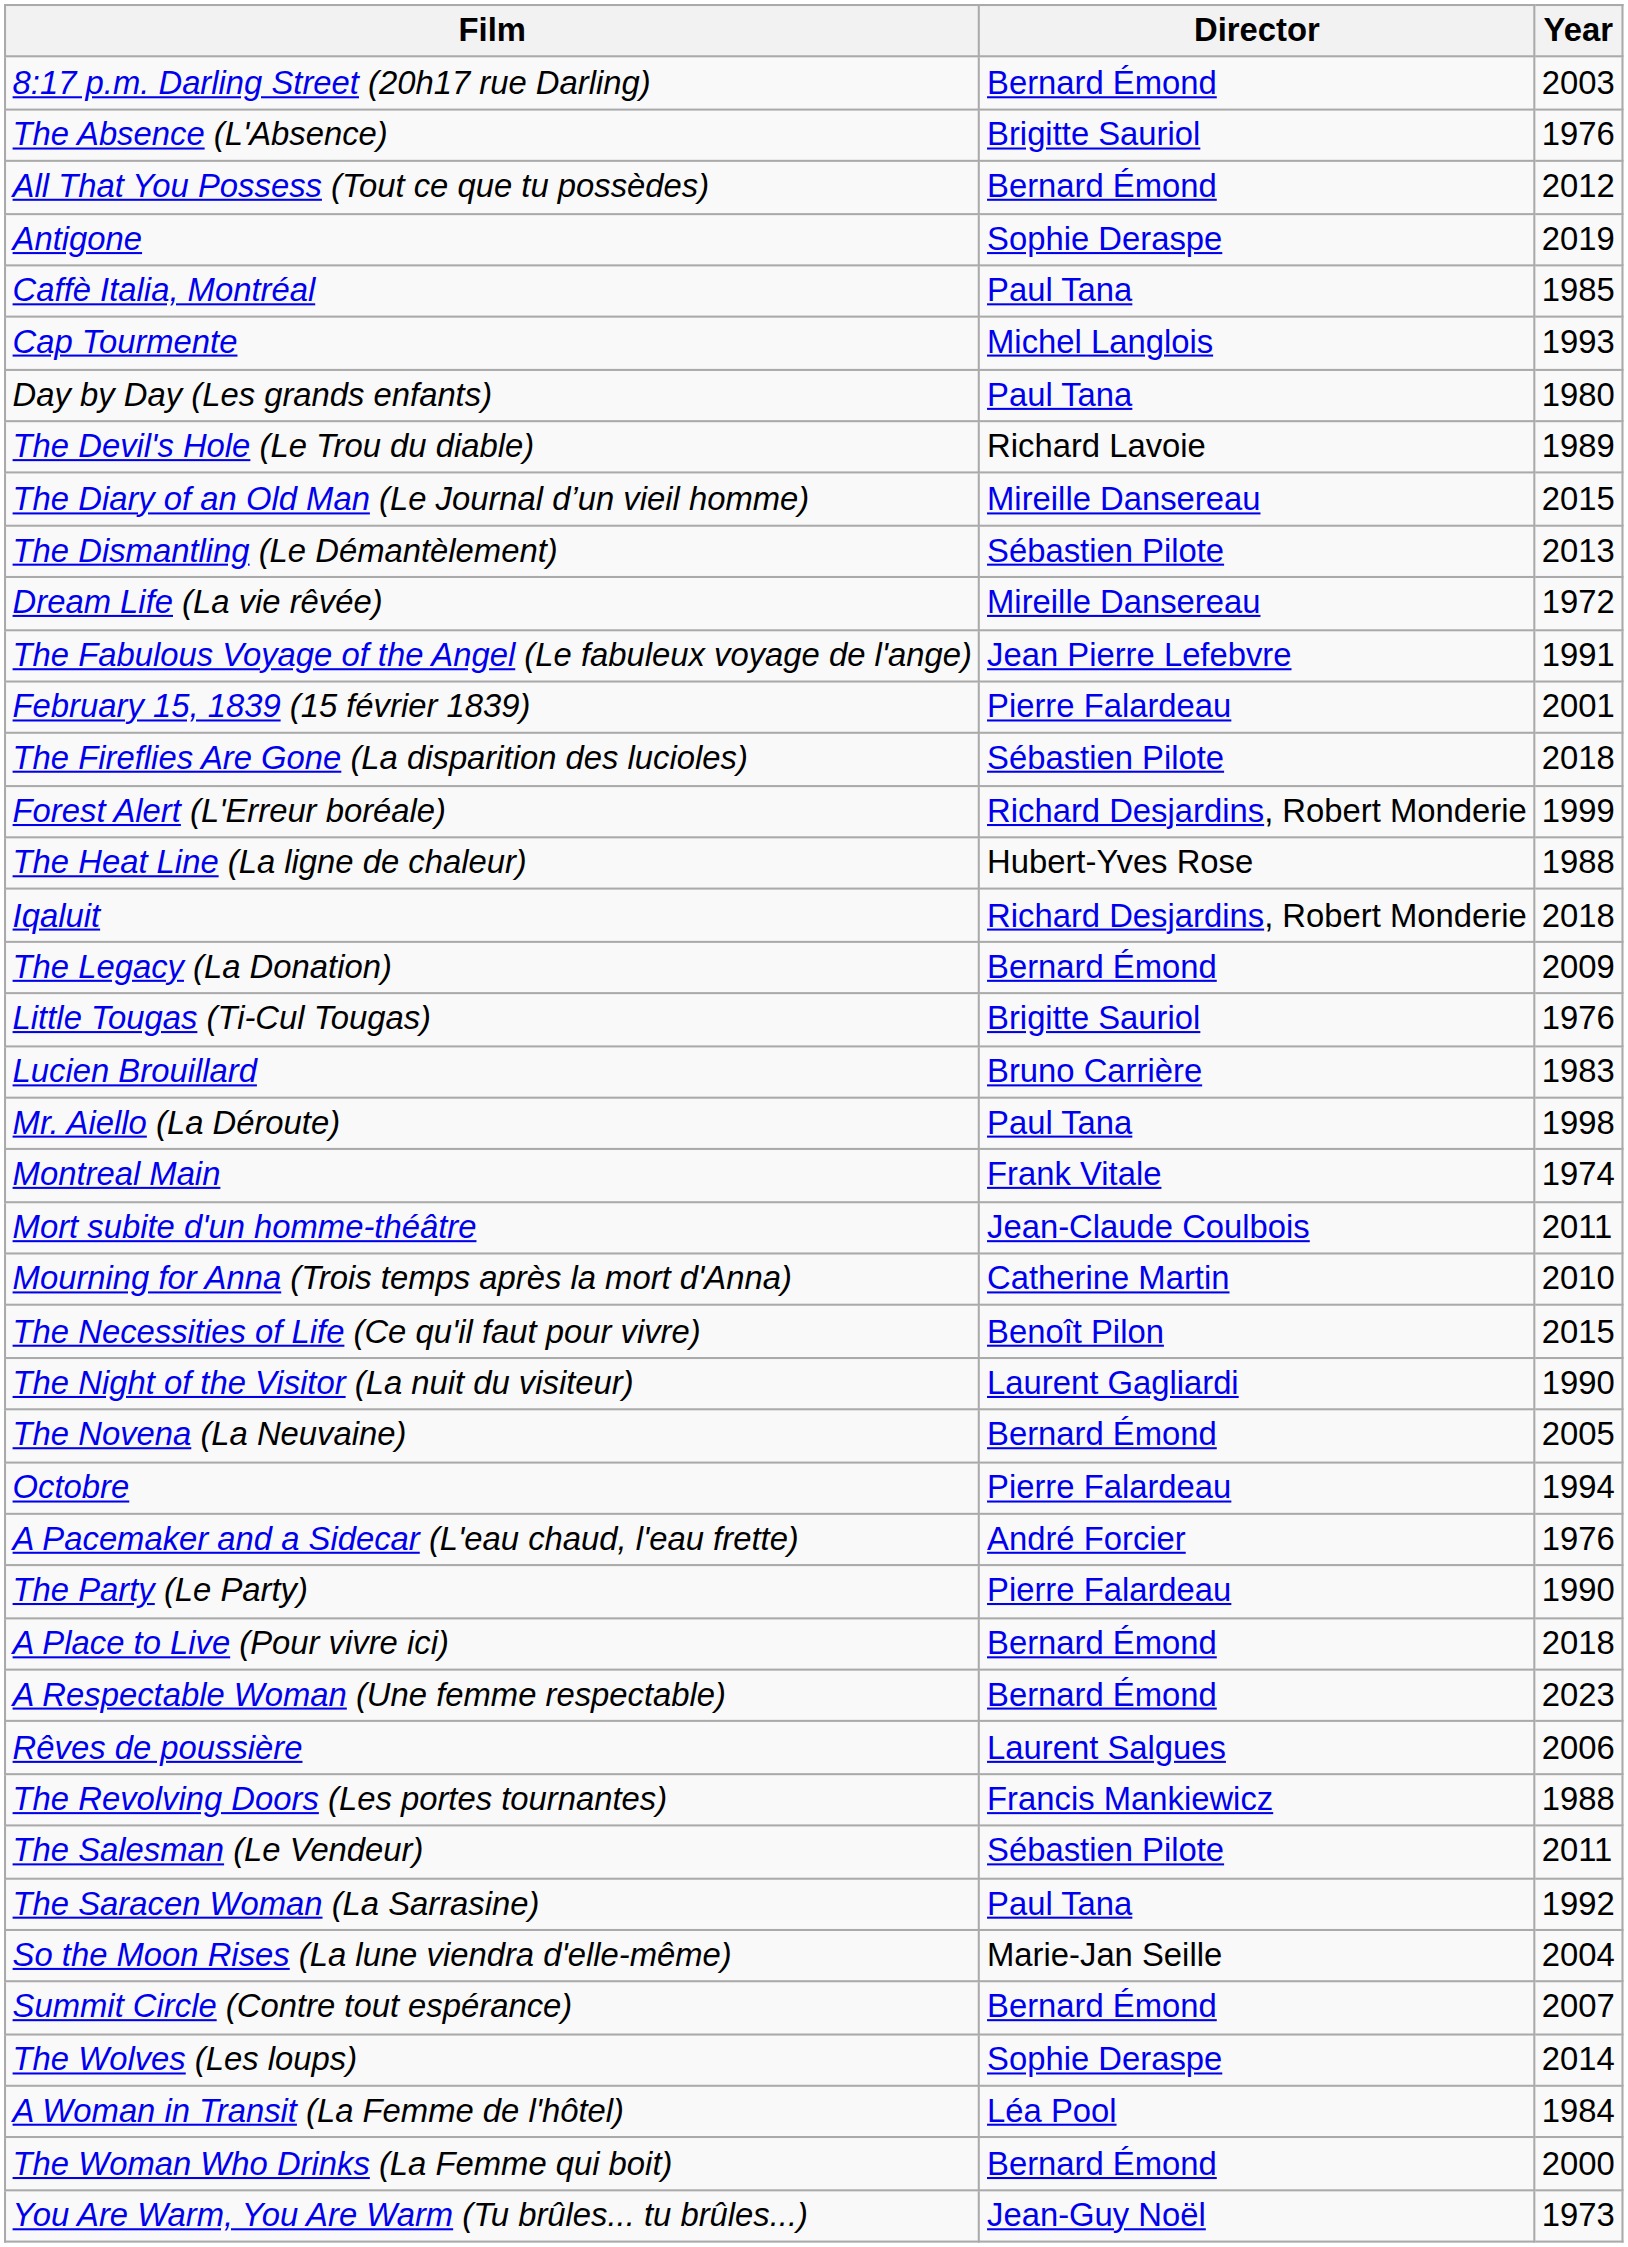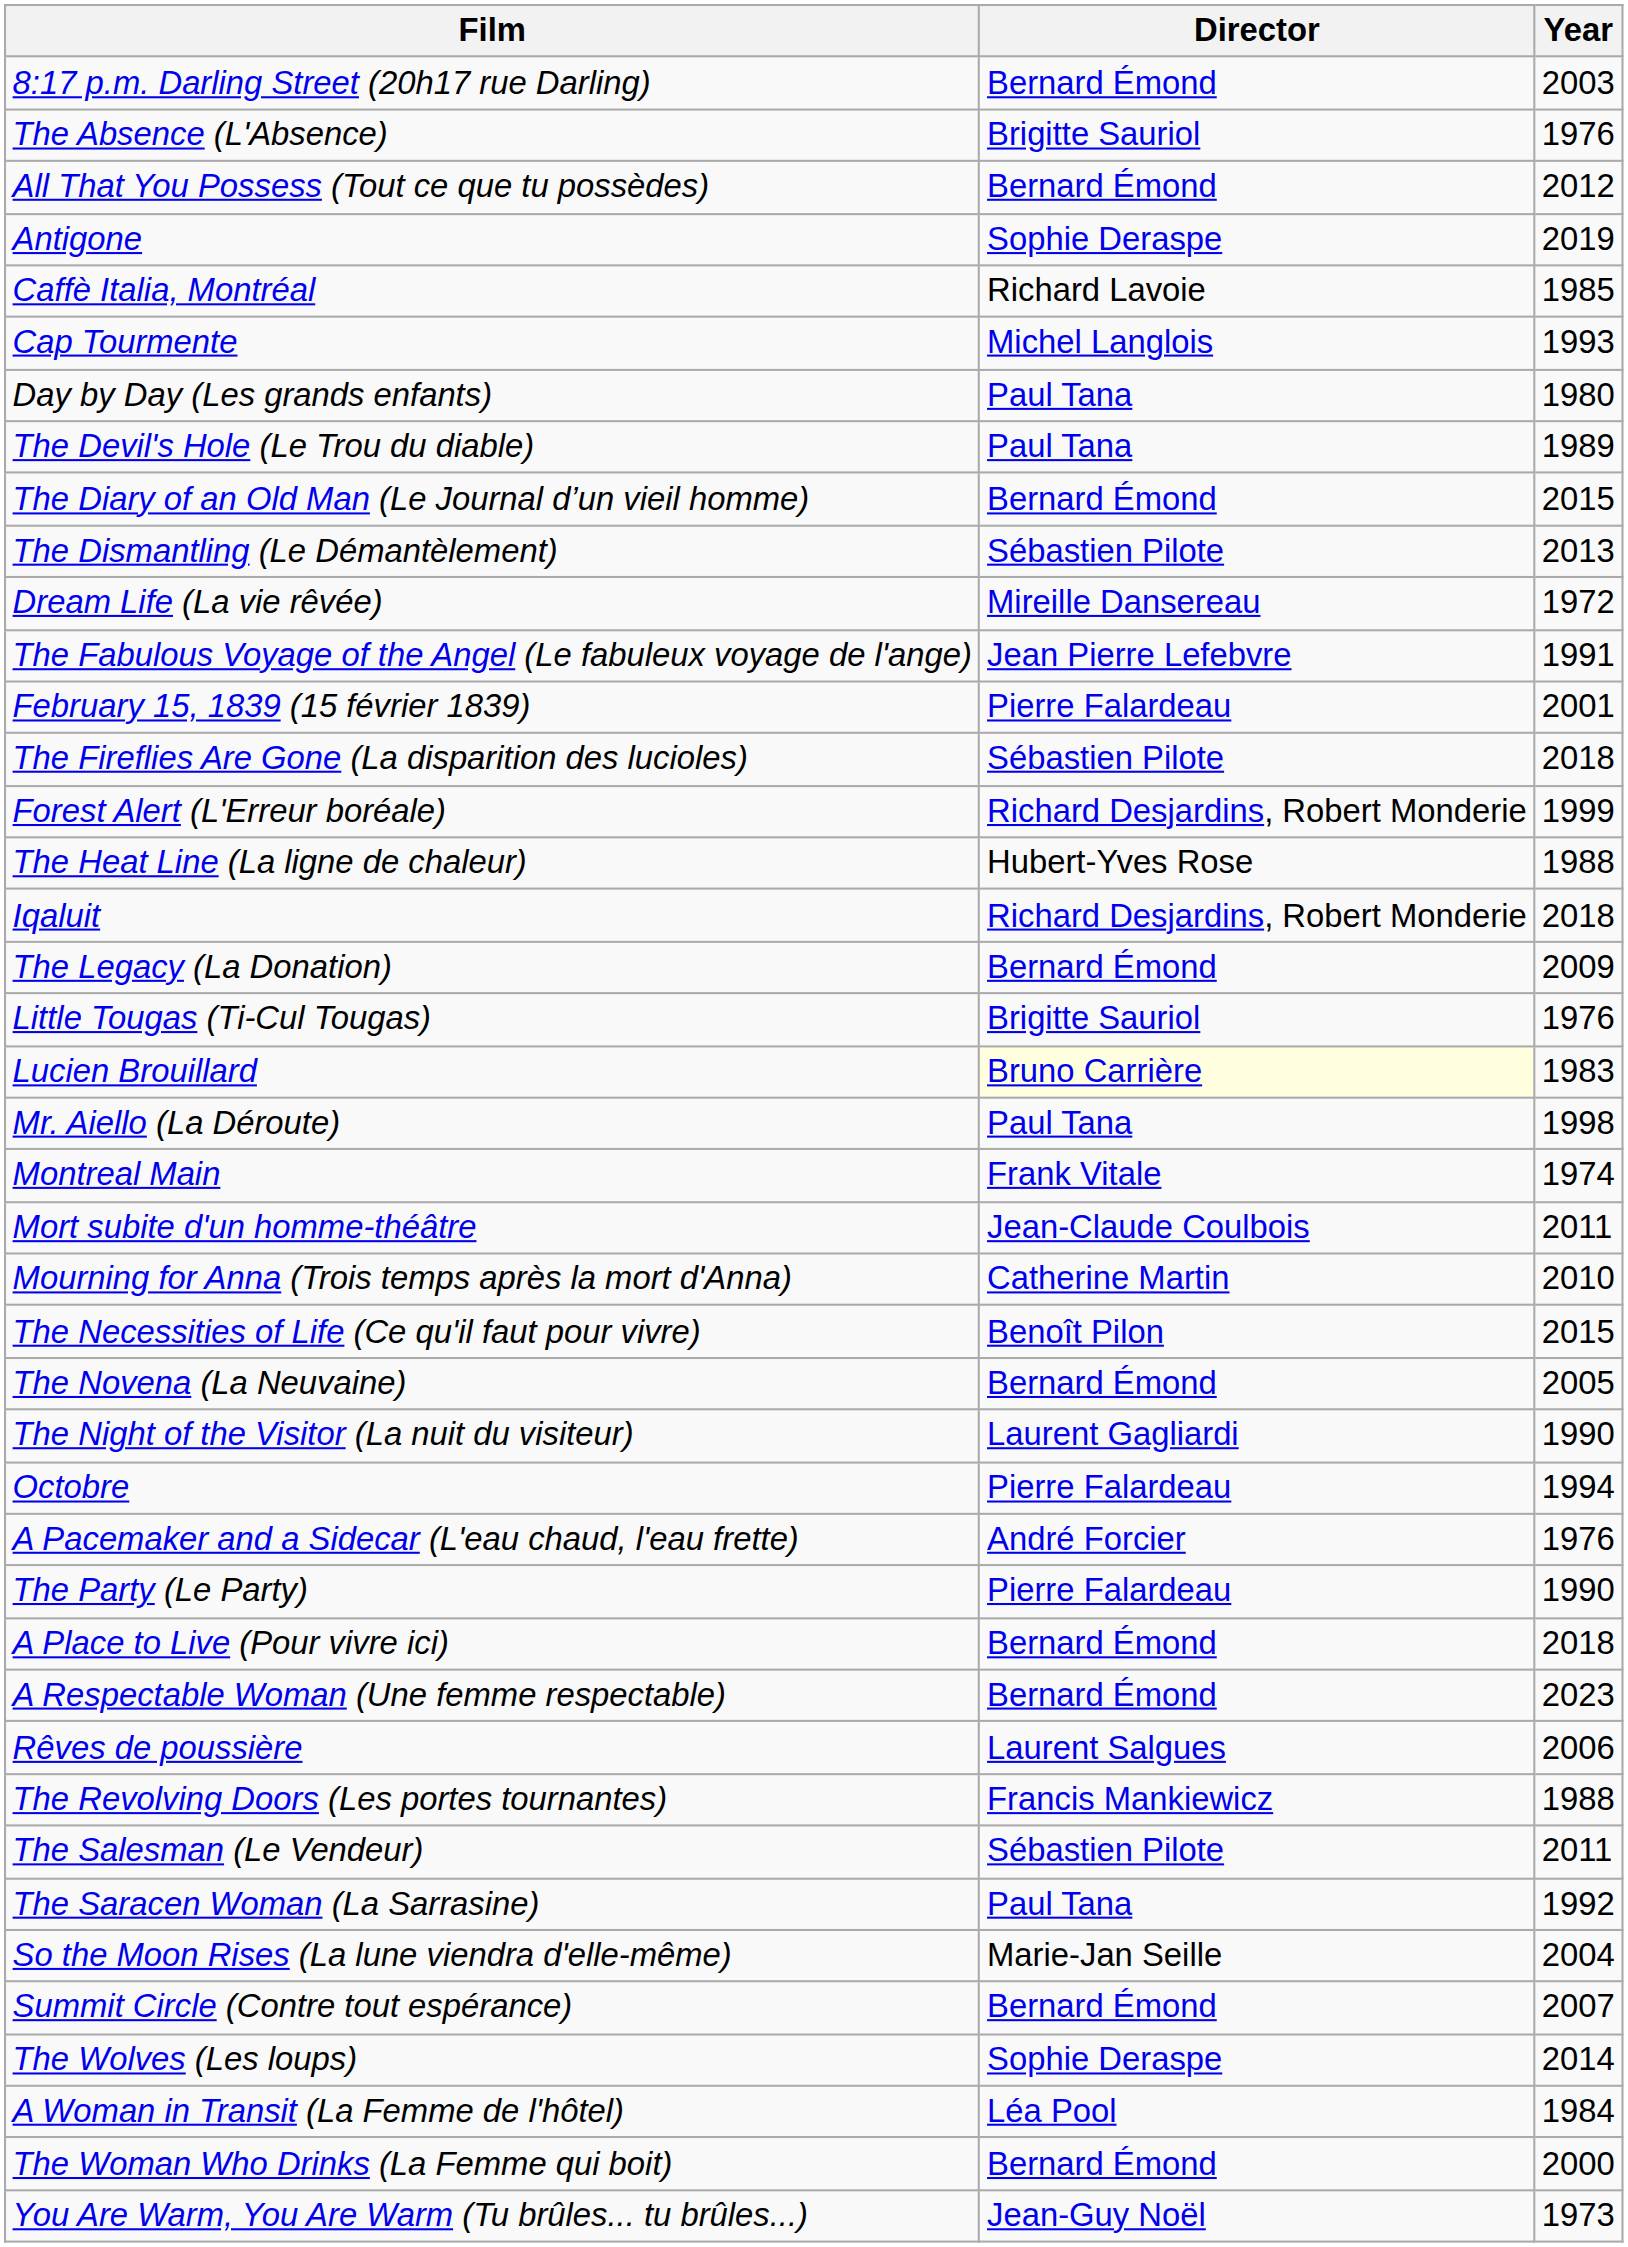(1060, 290) Paul Tana -> (1096, 290) Richard Lavoie
(1096, 446) Richard Lavoie -> (1060, 446) Paul Tana
(1124, 498) Mireille Dansereau -> (1102, 498) Bernard Émond
(1095, 1070) no background -> (1095, 1070) lightyellow background
rows swapped: (323, 1382) <-> (210, 1435)
